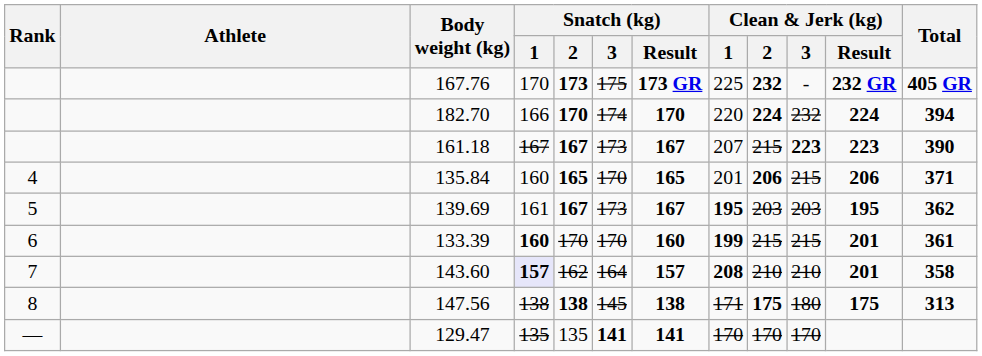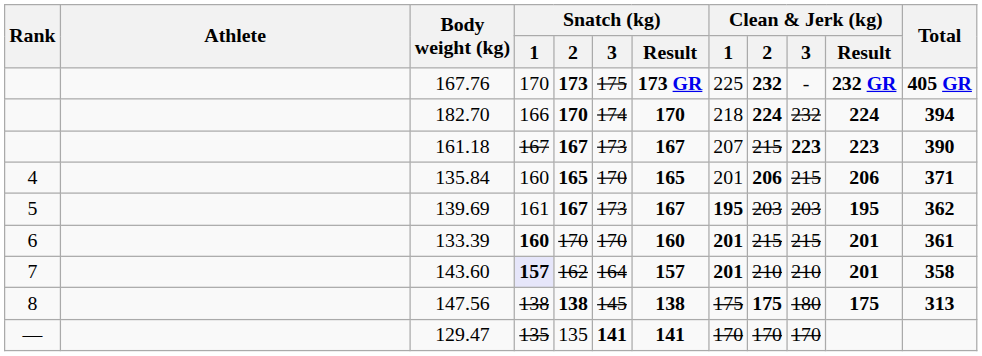(728, 114) 220 -> (728, 114) 218
(728, 240) 199 -> (728, 240) 201
(728, 271) 208 -> (728, 271) 201
(728, 303) 171 -> (728, 303) 175
